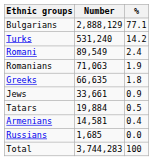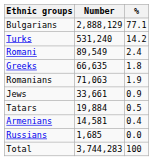rows swapped: (29, 66) <-> (22, 80)
